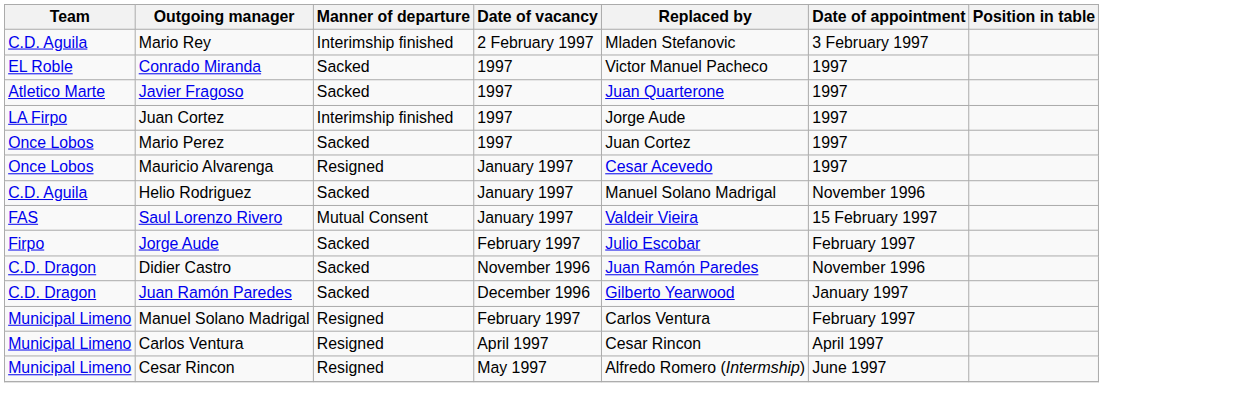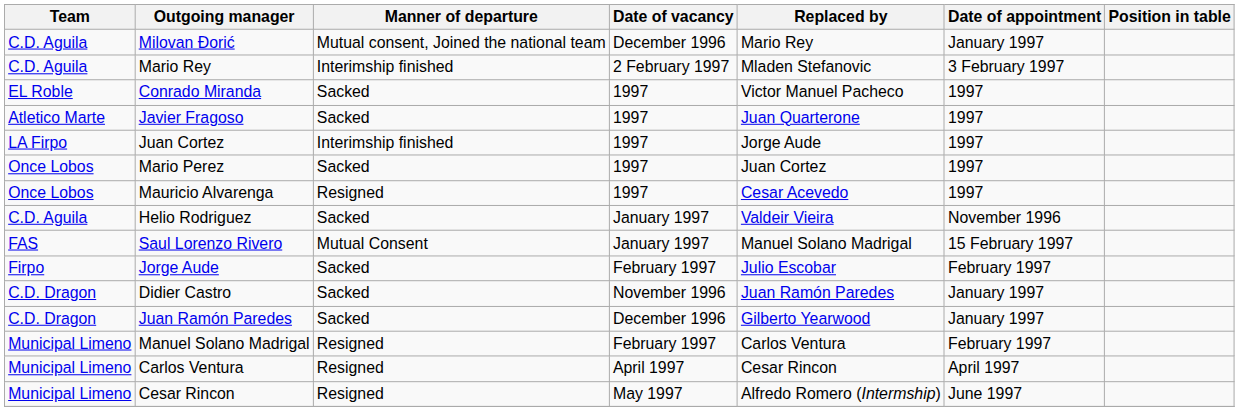+ row: (187, 42)
(525, 167) January 1997 -> (631, 192) 1997
(691, 192) Manuel Solano Madrigal -> (787, 218) Valdeir Vieira
(652, 218) Valdeir Vieira -> (826, 243) Manuel Solano Madrigal
(869, 268) November 1996 -> (996, 293) January 1997
